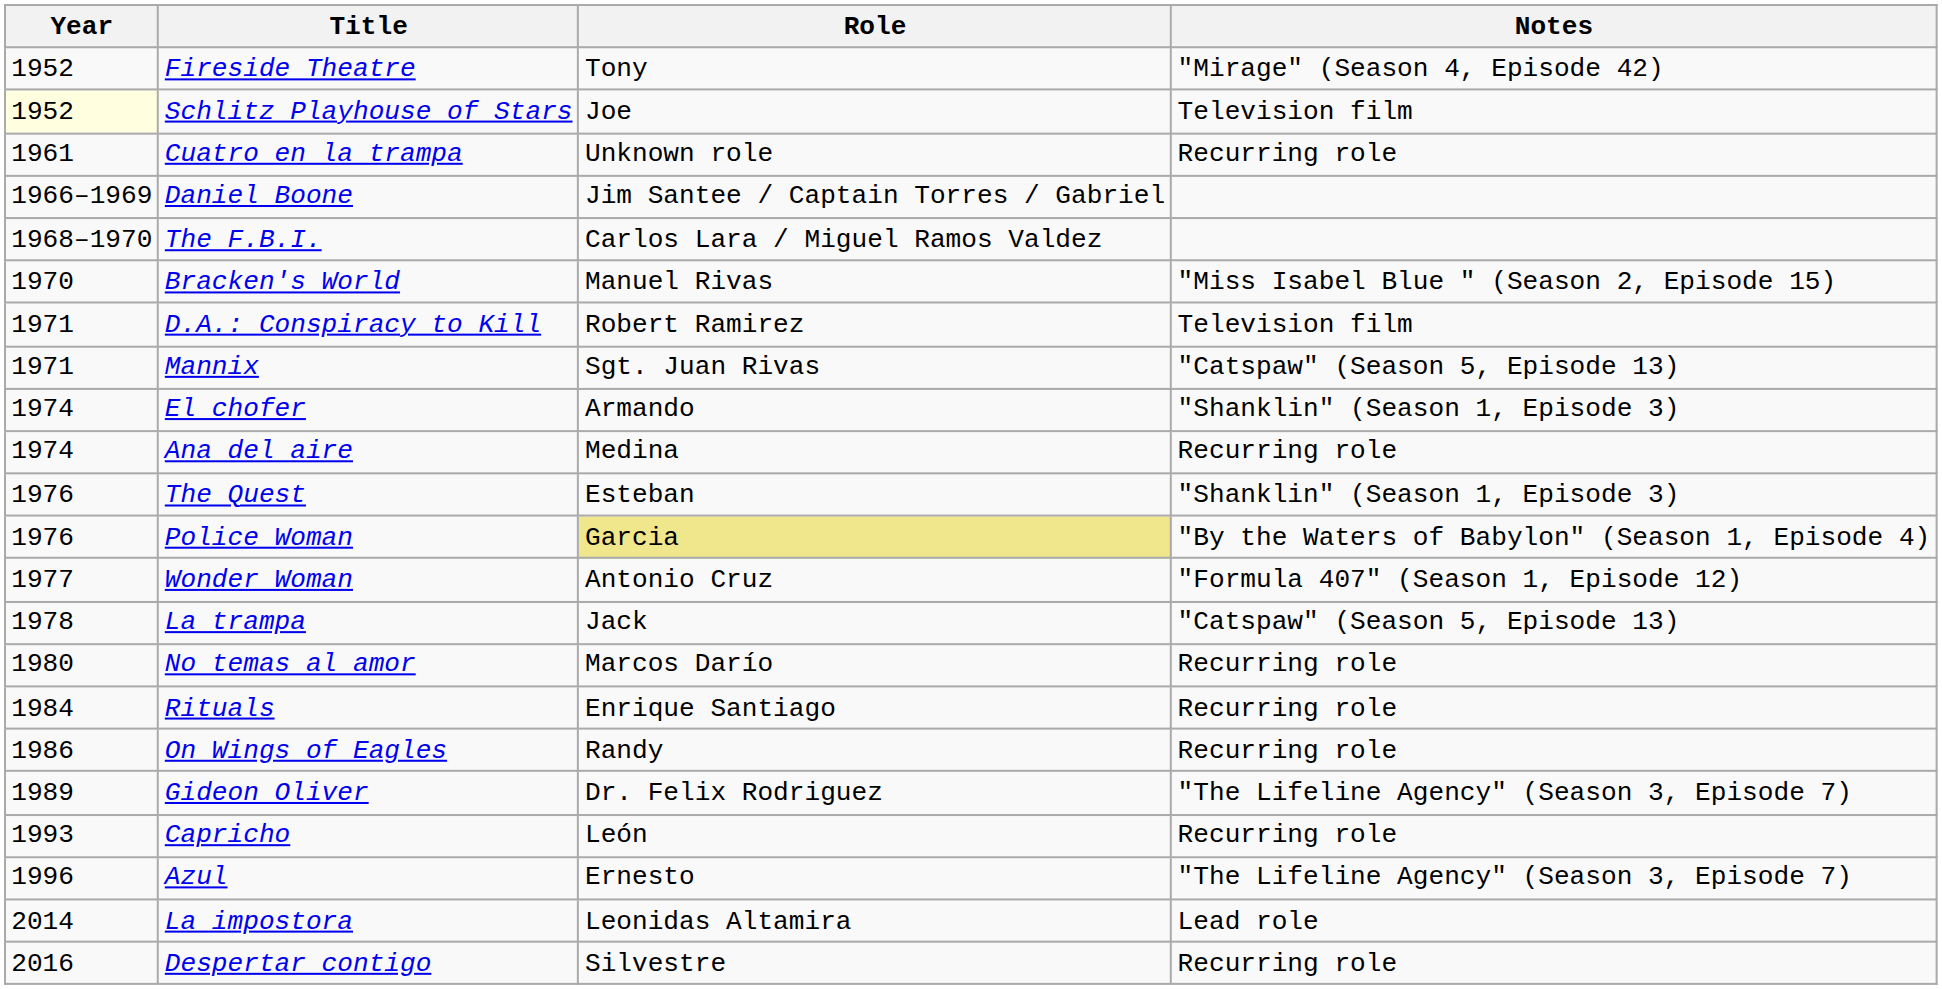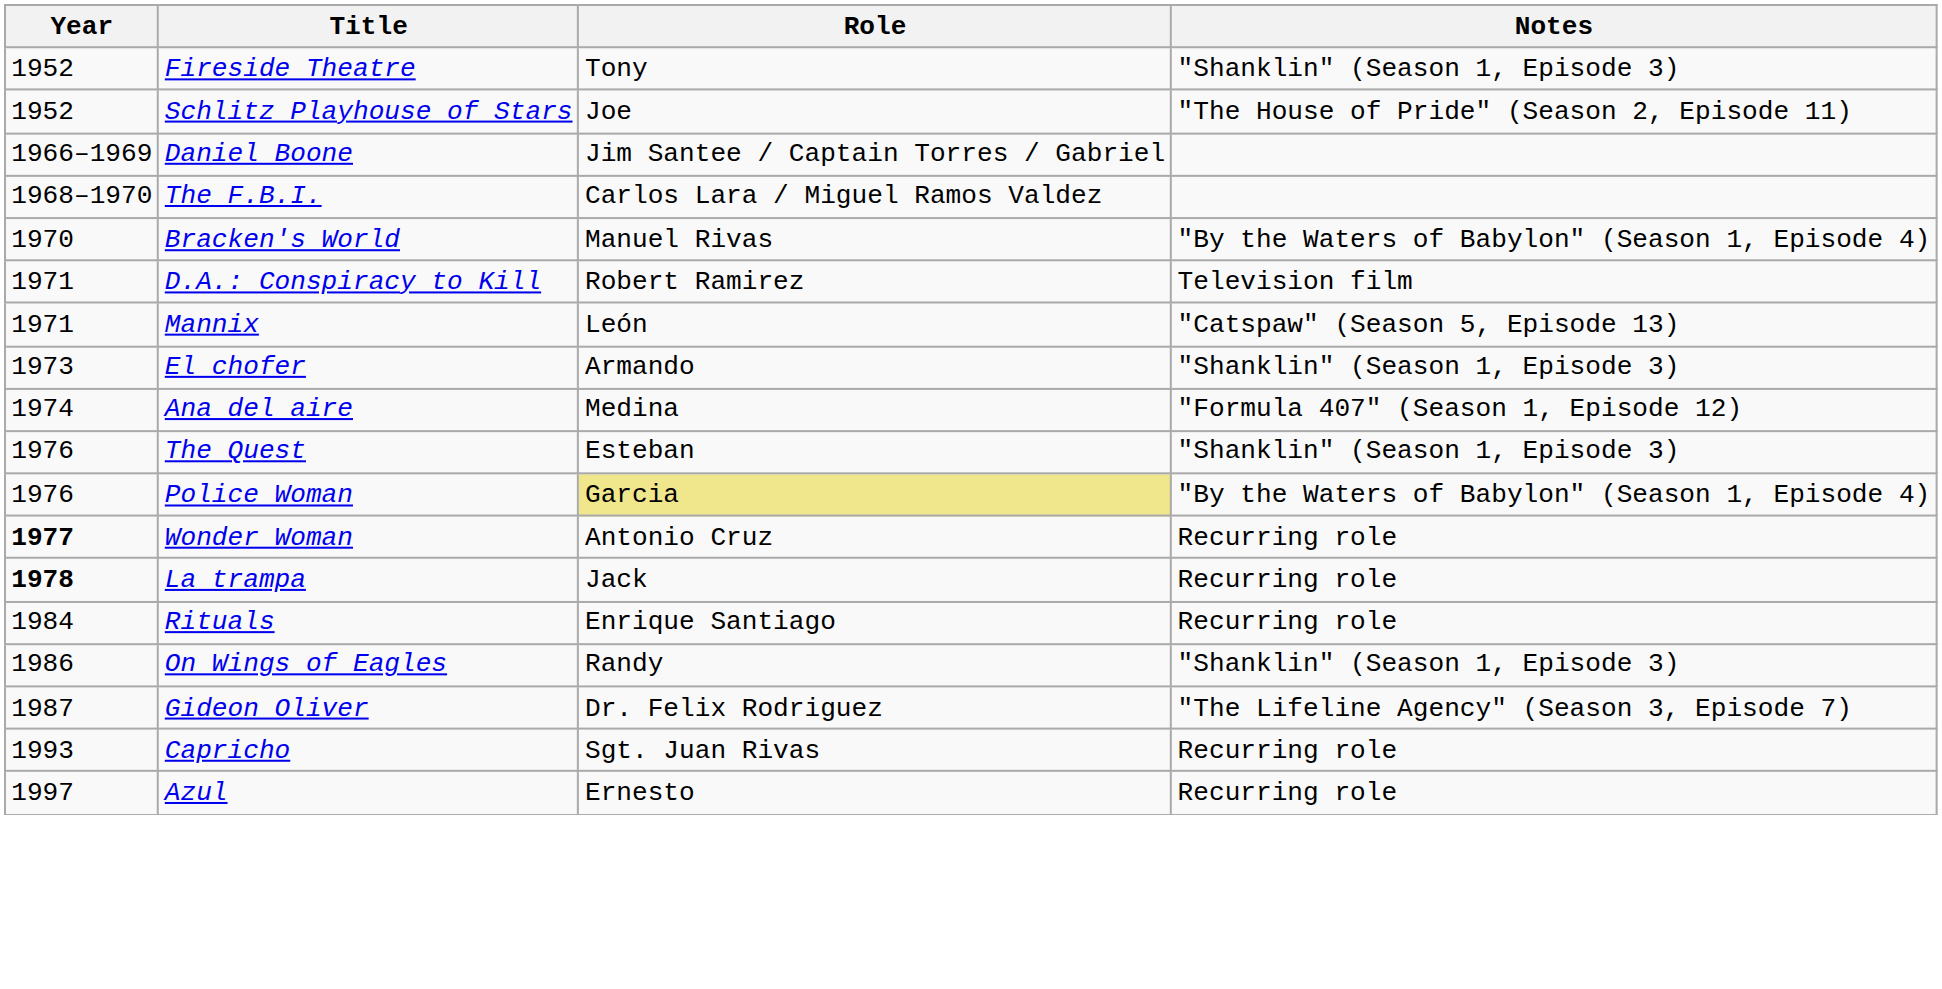(1421, 69) "Mirage" (Season 4, Episode 42) -> (1428, 69) "Shanklin" (Season 1, Episode 3)
(43, 111) lightyellow background -> (43, 111) no background
(1295, 111) Television film -> (1515, 111) "The House of Pride" (Season 2, Episode 11)
- row: (314, 154)
(1507, 282) "Miss Isabel Blue " (Season 2, Episode 15) -> (1554, 239) "By the Waters of Babylon" (Season 1, Episode 4)
(703, 367) Sgt. Juan Rivas -> (616, 324) León
(43, 410) 1974 -> (43, 367) 1973
(1287, 452) Recurring role -> (1460, 410) "Formula 407" (Season 1, Episode 12)
(43, 580) normal -> (43, 537) bold
(1460, 580) "Formula 407" (Season 1, Episode 12) -> (1287, 537) Recurring role
(43, 623) normal -> (43, 580) bold
(1428, 623) "Catspaw" (Season 5, Episode 13) -> (1287, 580) Recurring role
- row: (290, 665)
(1287, 750) Recurring role -> (1428, 665) "Shanklin" (Season 1, Episode 3)
(43, 793) 1989 -> (43, 708) 1987
(616, 835) León -> (703, 750) Sgt. Juan Rivas
(43, 878) 1996 -> (43, 793) 1997
(1515, 878) "The Lifeline Agency" (Season 3, Episode 7) -> (1287, 793) Recurring role
- row: (259, 921)
- row: (298, 963)
